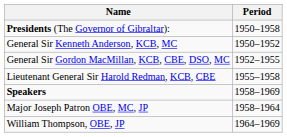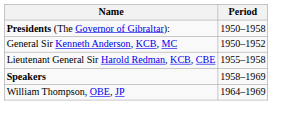- row: (118, 60)
- row: (77, 108)
